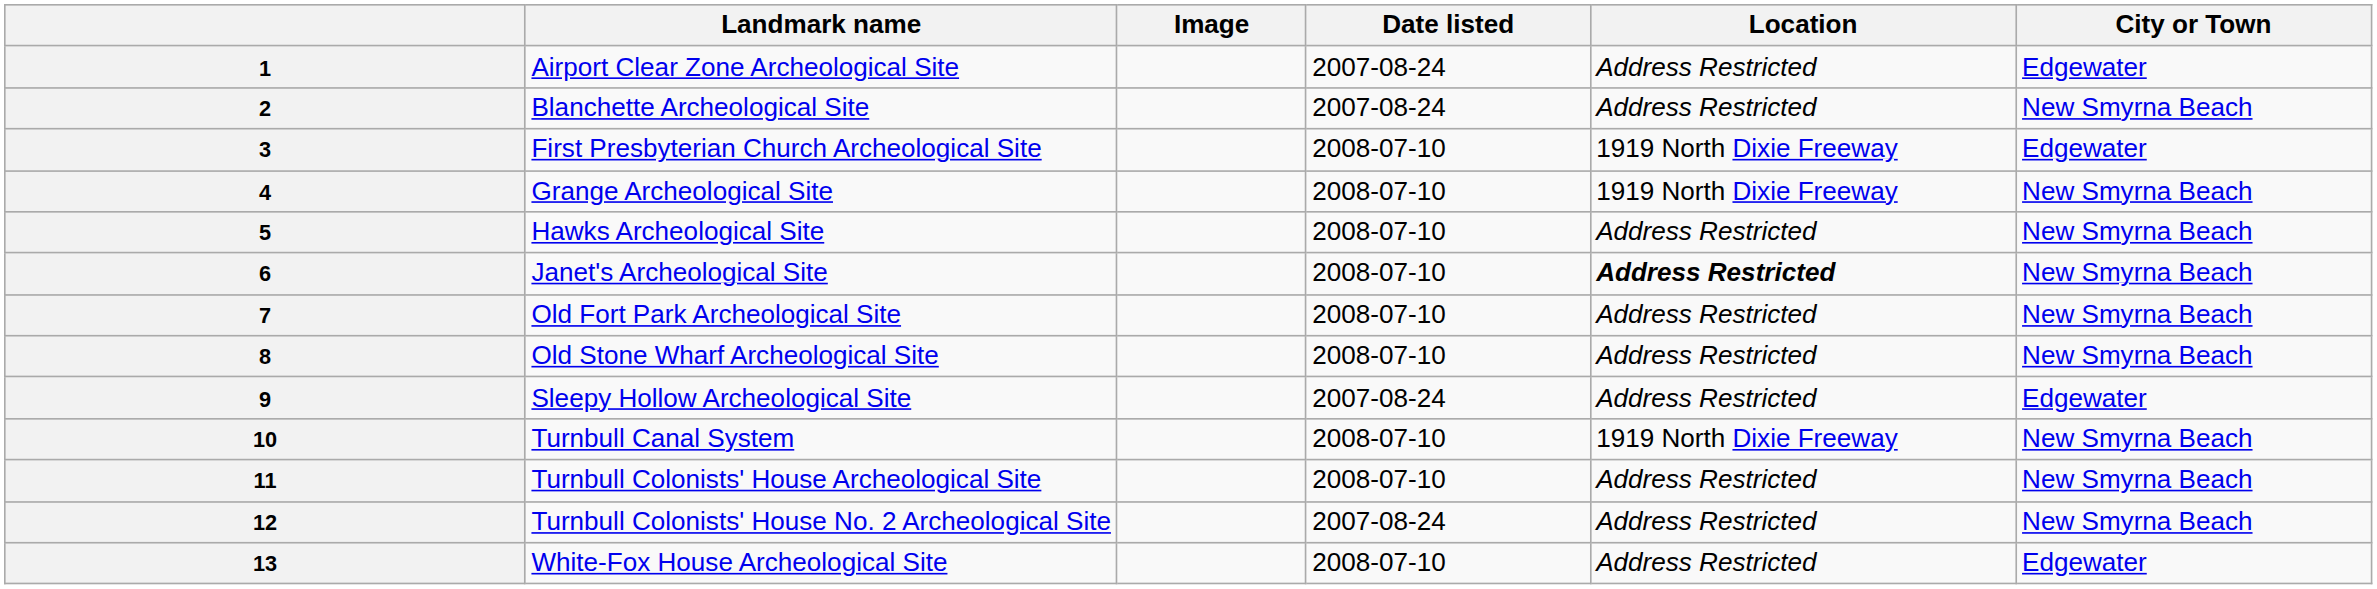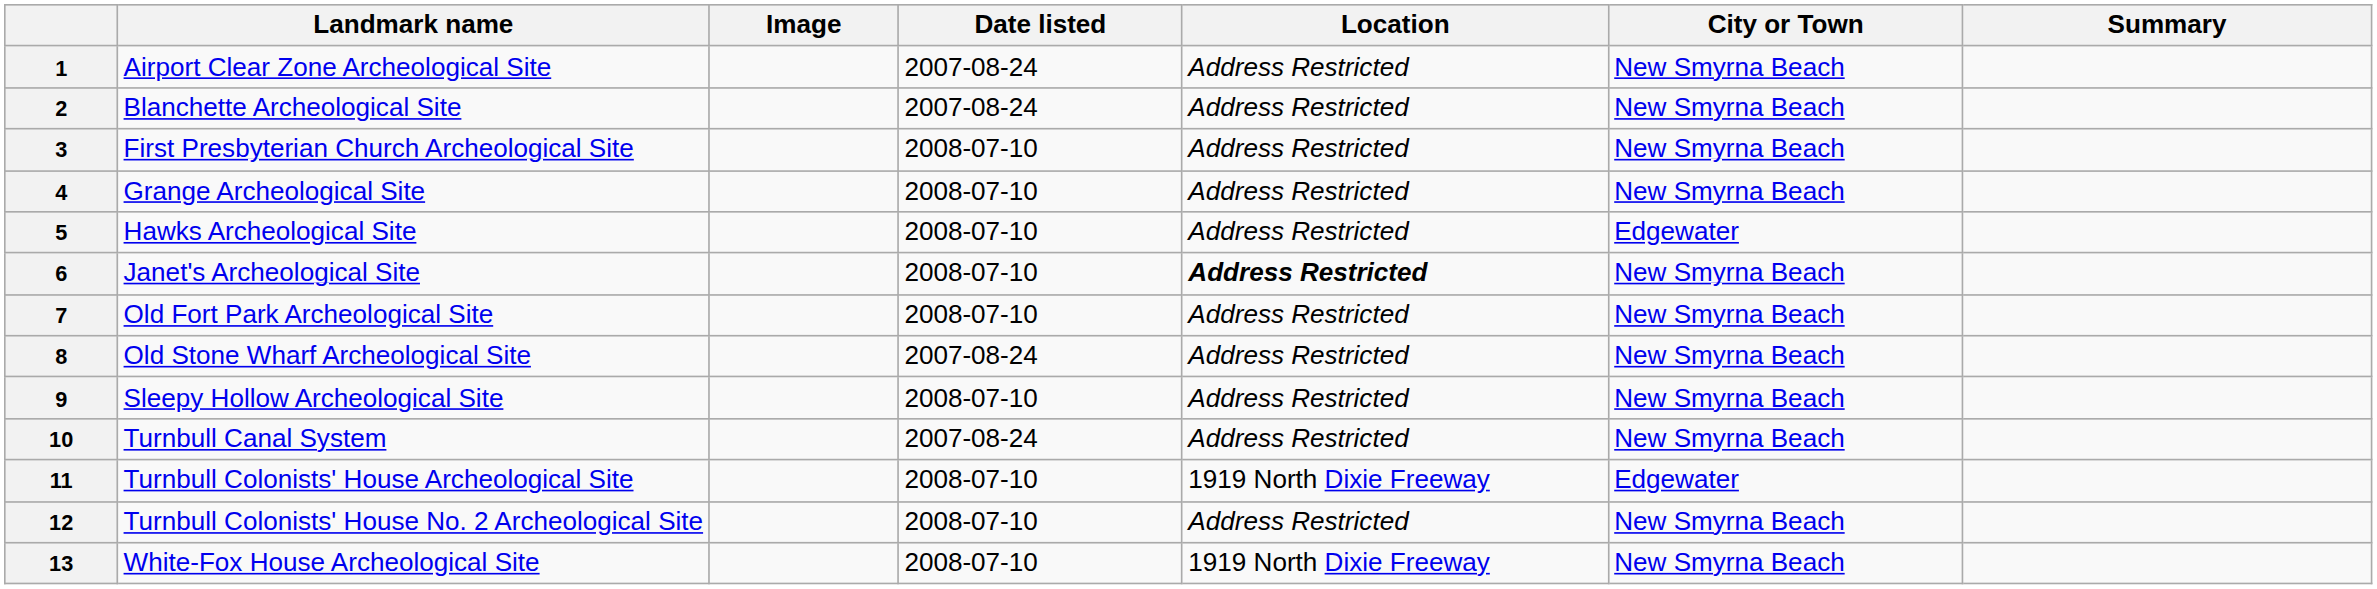+ column: (2167, 25)
(2084, 66) Edgewater -> (1729, 66) New Smyrna Beach
(1747, 149) 1919 North Dixie Freeway -> (1298, 149) Address Restricted
(2084, 149) Edgewater -> (1729, 149) New Smyrna Beach
(1747, 190) 1919 North Dixie Freeway -> (1298, 190) Address Restricted
(2137, 231) New Smyrna Beach -> (1677, 231) Edgewater
(1379, 356) 2008-07-10 -> (971, 356) 2007-08-24
(1379, 397) 2007-08-24 -> (971, 397) 2008-07-10
(2084, 397) Edgewater -> (1729, 397) New Smyrna Beach
(1379, 438) 2008-07-10 -> (971, 438) 2007-08-24
(1747, 438) 1919 North Dixie Freeway -> (1298, 438) Address Restricted
(1706, 480) Address Restricted -> (1339, 480) 1919 North Dixie Freeway
(2137, 480) New Smyrna Beach -> (1677, 480) Edgewater
(1379, 521) 2007-08-24 -> (971, 521) 2008-07-10
(1706, 562) Address Restricted -> (1339, 562) 1919 North Dixie Freeway
(2084, 562) Edgewater -> (1729, 562) New Smyrna Beach
